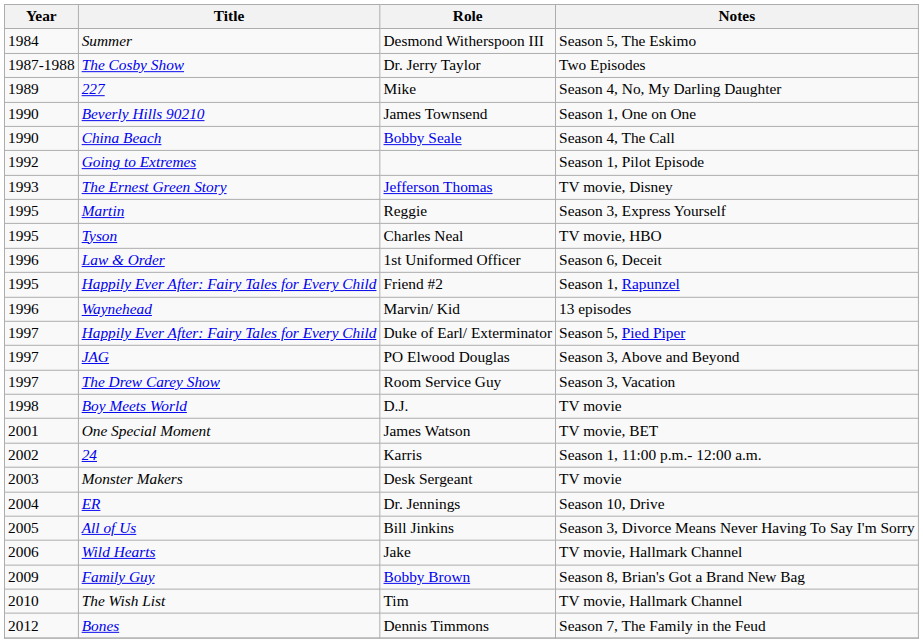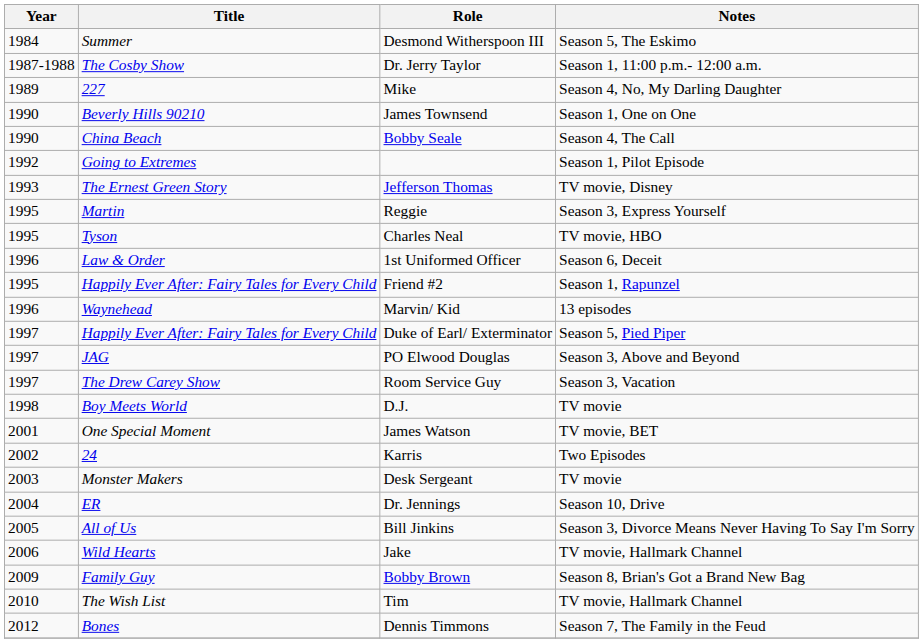(602, 65) Two Episodes -> (660, 65) Season 1, 11:00 p.m.- 12:00 a.m.
(660, 455) Season 1, 11:00 p.m.- 12:00 a.m. -> (602, 455) Two Episodes
